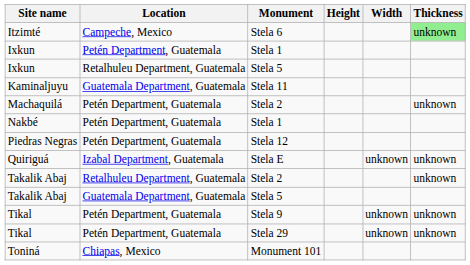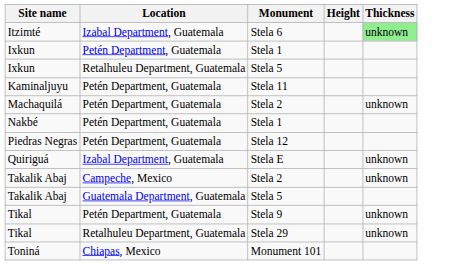- column: (387, 13)
(127, 31) Campeche, Mexico -> (153, 31) Izabal Department, Guatemala
(164, 86) Guatemala Department, Guatemala -> (152, 86) Petén Department, Guatemala
(164, 178) Retalhuleu Department, Guatemala -> (127, 178) Campeche, Mexico
(152, 232) Petén Department, Guatemala -> (164, 232) Retalhuleu Department, Guatemala
